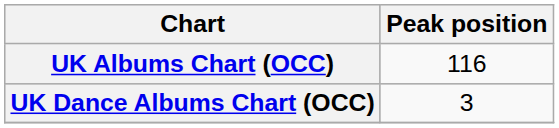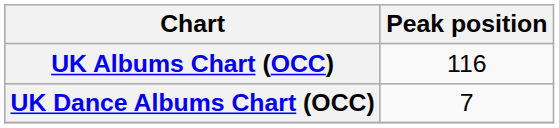(467, 102) 3 -> (467, 102) 7
